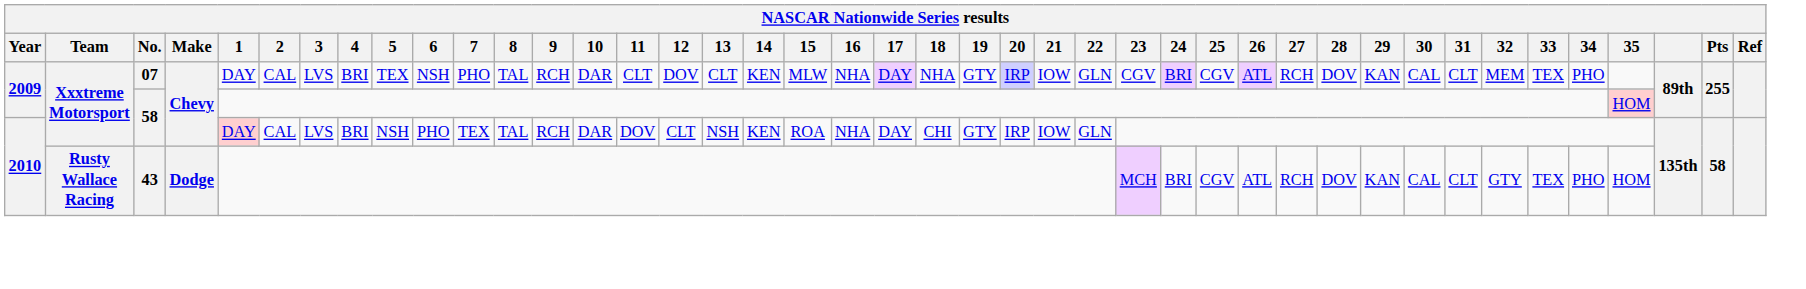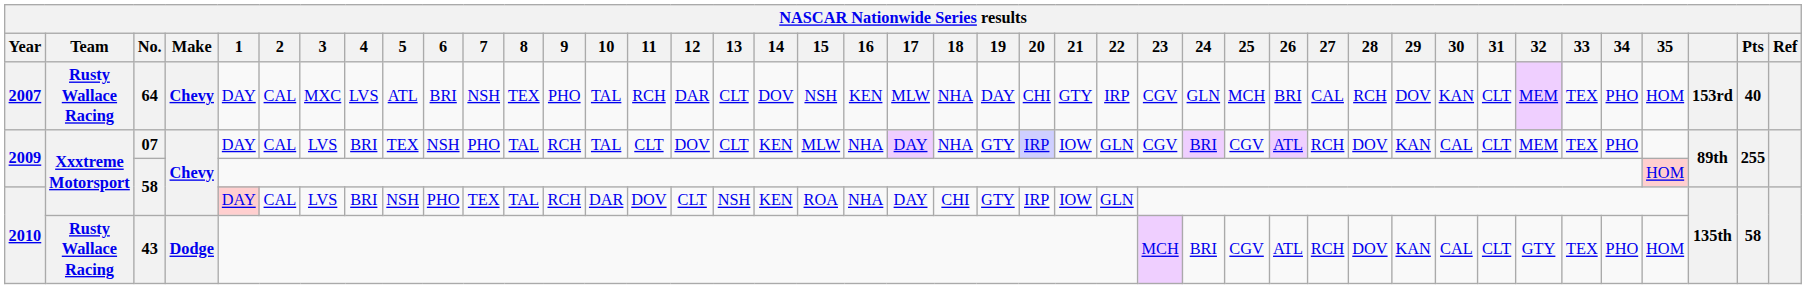+ row: (25, 95)
(595, 75) DAR -> (606, 144) TAL
